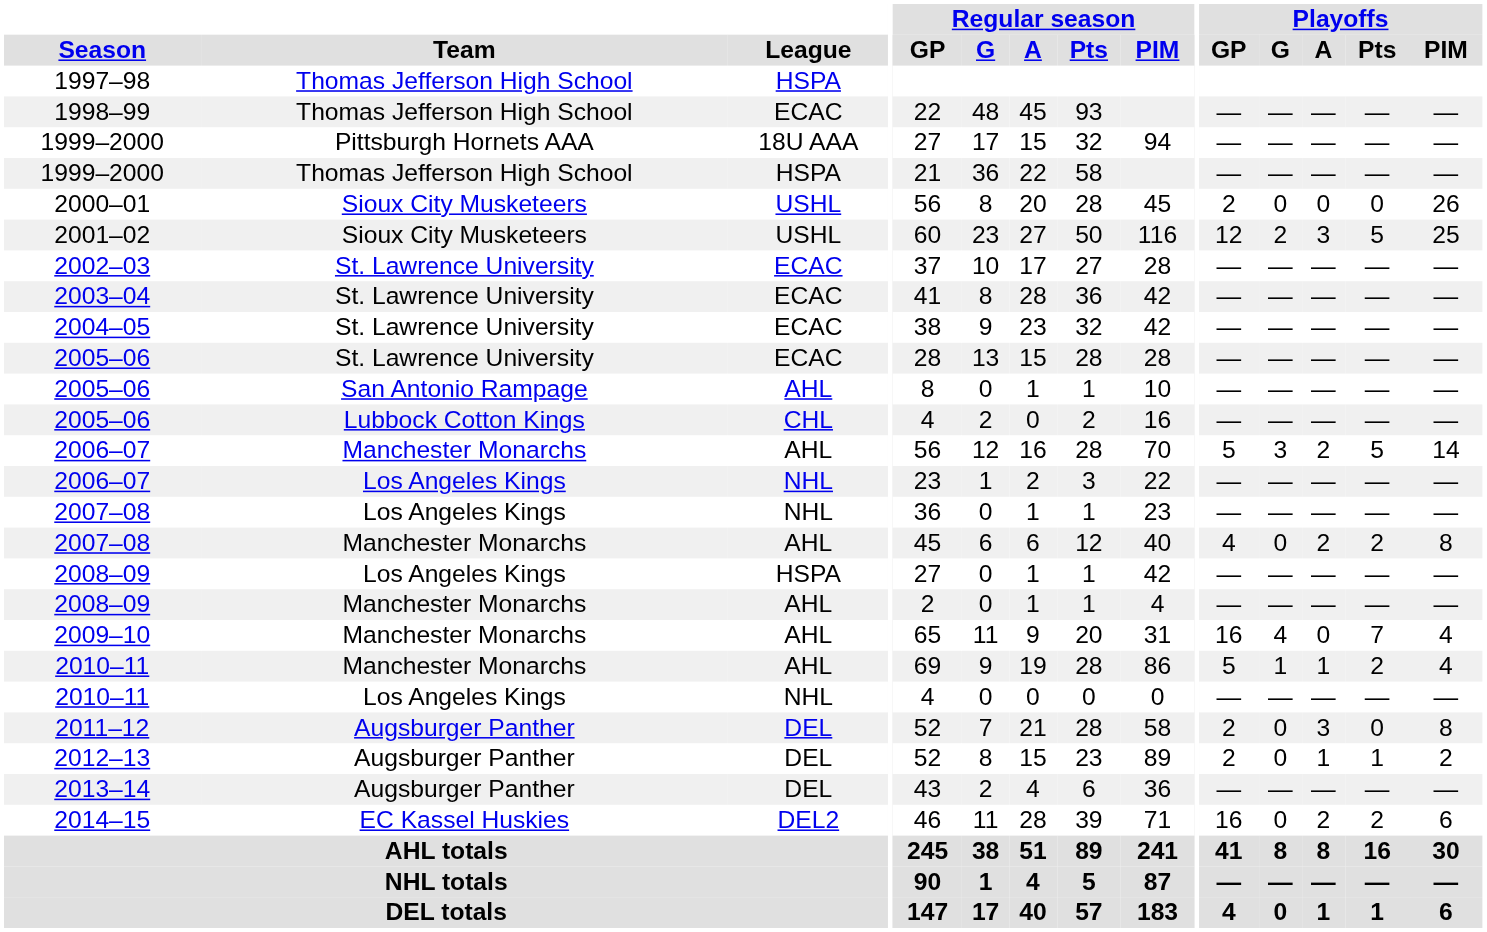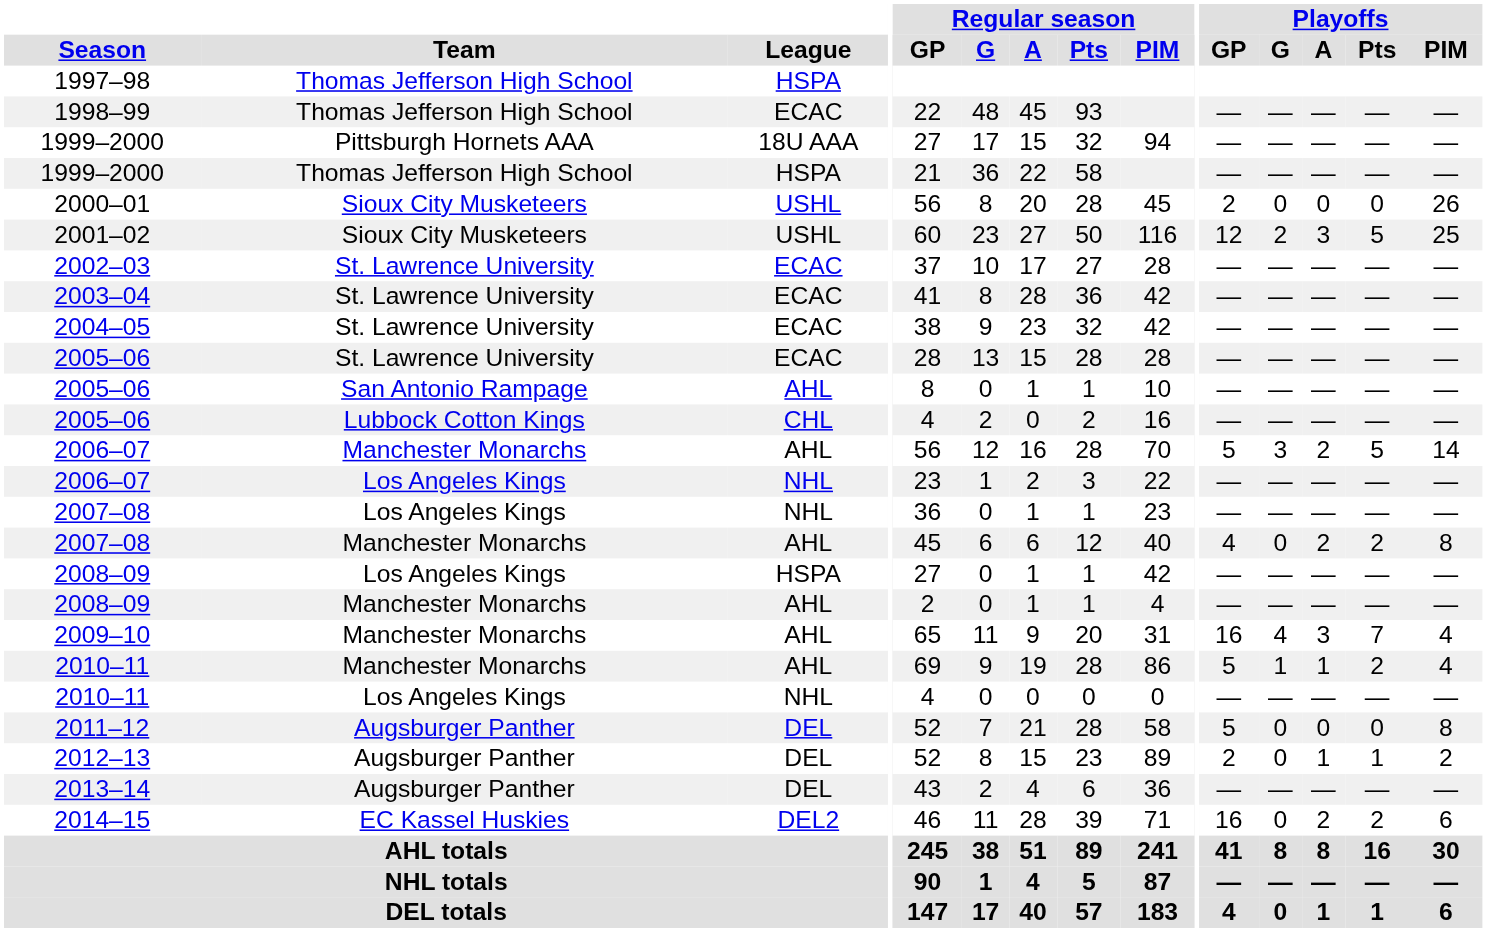(1323, 635) 0 -> (1323, 635) 3
(1229, 727) 2 -> (1229, 727) 5
(1323, 727) 3 -> (1323, 727) 0
